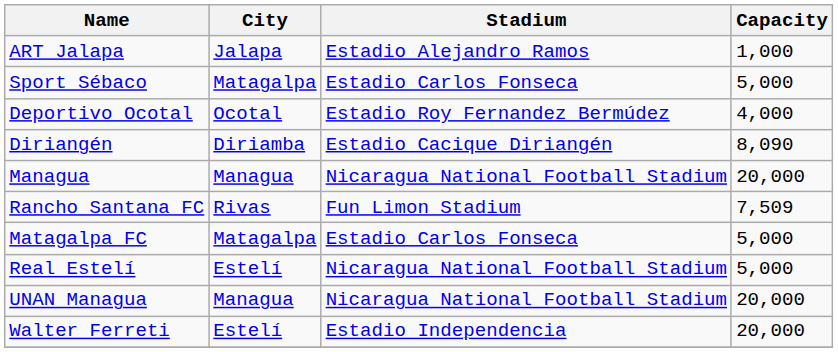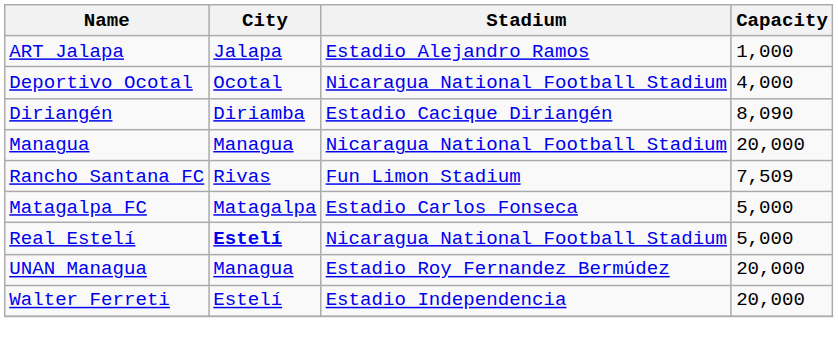- row: (78, 83)
(498, 114) Estadio Roy Fernandez Bermúdez -> (526, 83) Nicaragua National Football Stadium
(248, 269) normal -> (248, 238) bold
(526, 301) Nicaragua National Football Stadium -> (498, 269) Estadio Roy Fernandez Bermúdez
